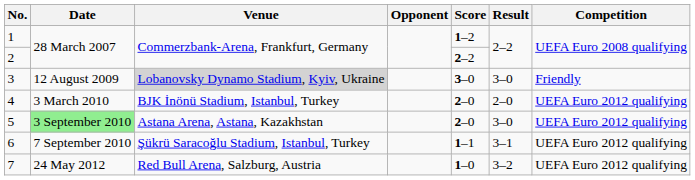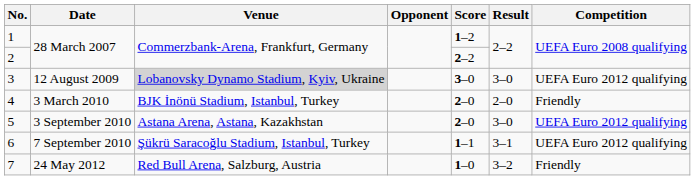(558, 79) Friendly -> (611, 79) UEFA Euro 2012 qualifying
(611, 100) UEFA Euro 2012 qualifying -> (558, 100) Friendly
(82, 121) lightgreen background -> (82, 121) no background
(611, 164) UEFA Euro 2012 qualifying -> (558, 164) Friendly
